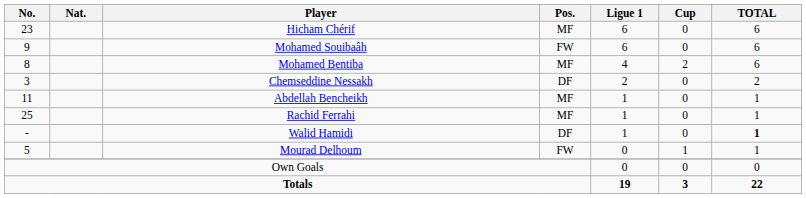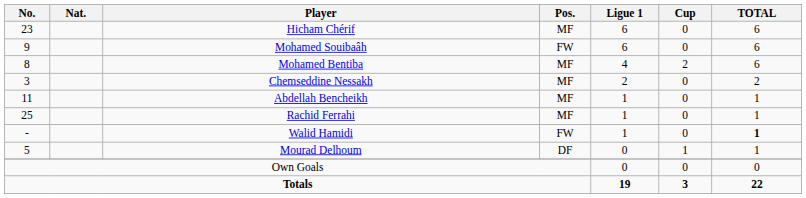(565, 81) DF -> (565, 81) MF
(565, 132) DF -> (565, 132) FW
(565, 150) FW -> (565, 150) DF
